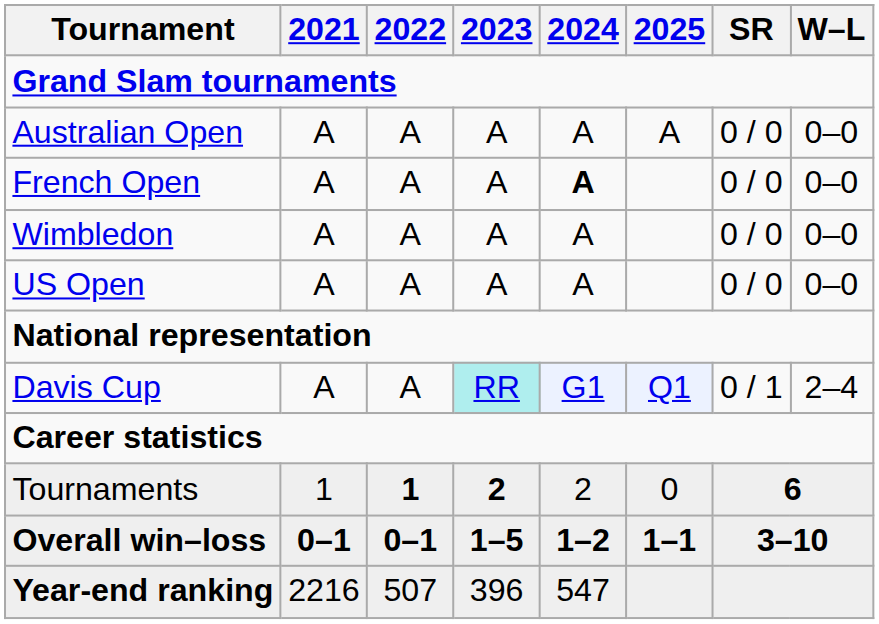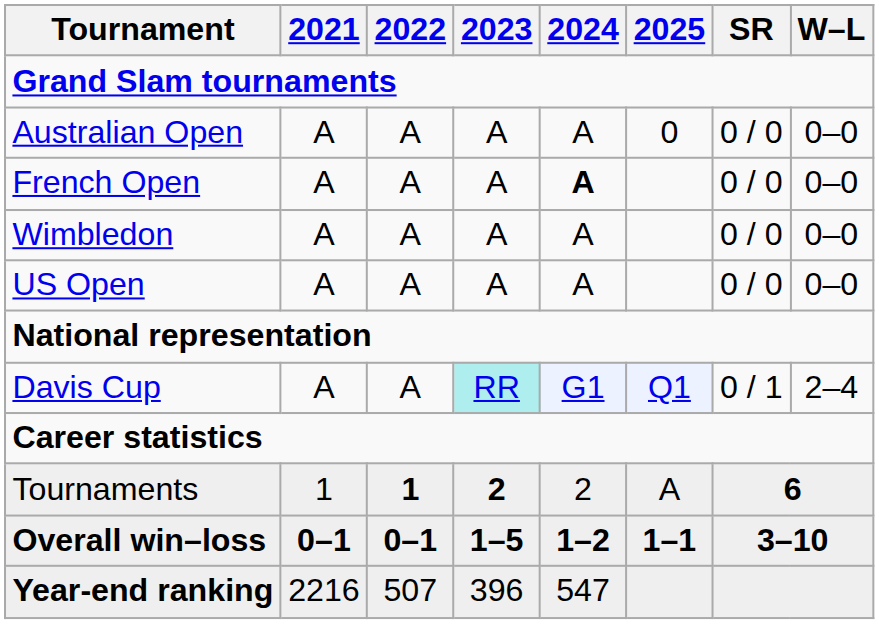(669, 132) A -> (669, 132) 0
(669, 489) 0 -> (669, 489) A
